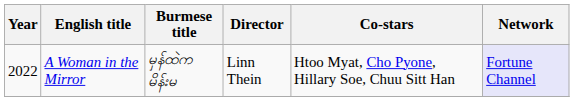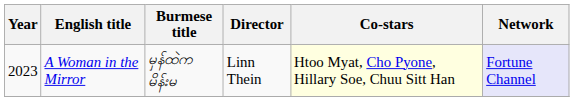(23, 70) 2022 -> (23, 70) 2023
(374, 70) no background -> (374, 70) lightyellow background
